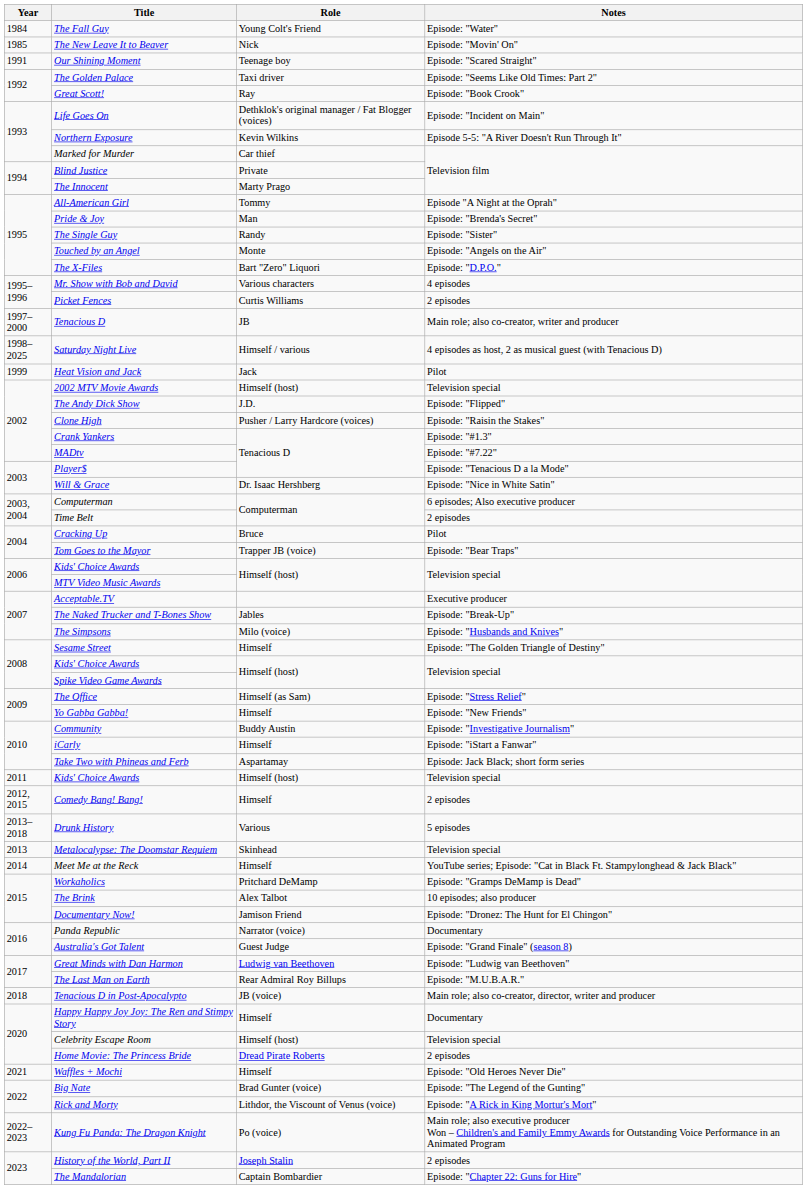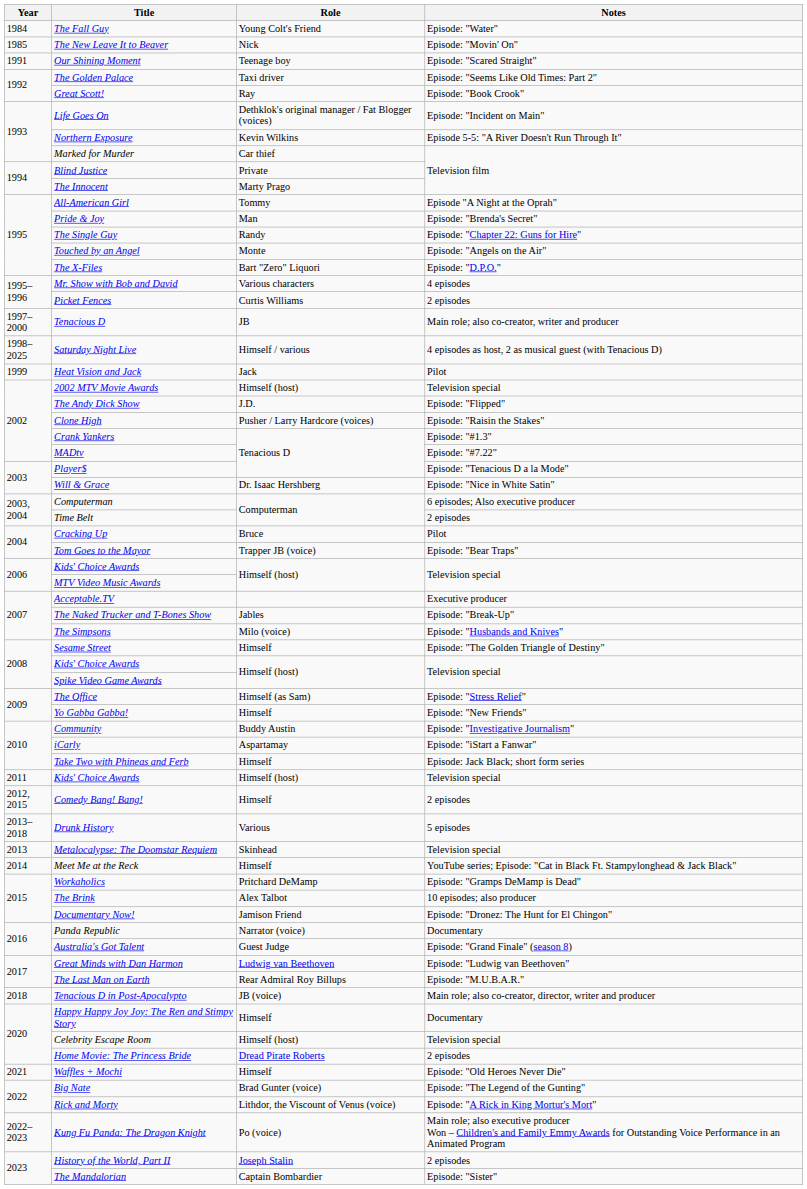(462, 235) Episode: "Sister" -> (504, 235) Episode: "Chapter 22: Guns for Hire"
(255, 745) Himself -> (263, 745) Aspartamay
(263, 761) Aspartamay -> (255, 761) Himself
(504, 1176) Episode: "Chapter 22: Guns for Hire" -> (462, 1176) Episode: "Sister"
